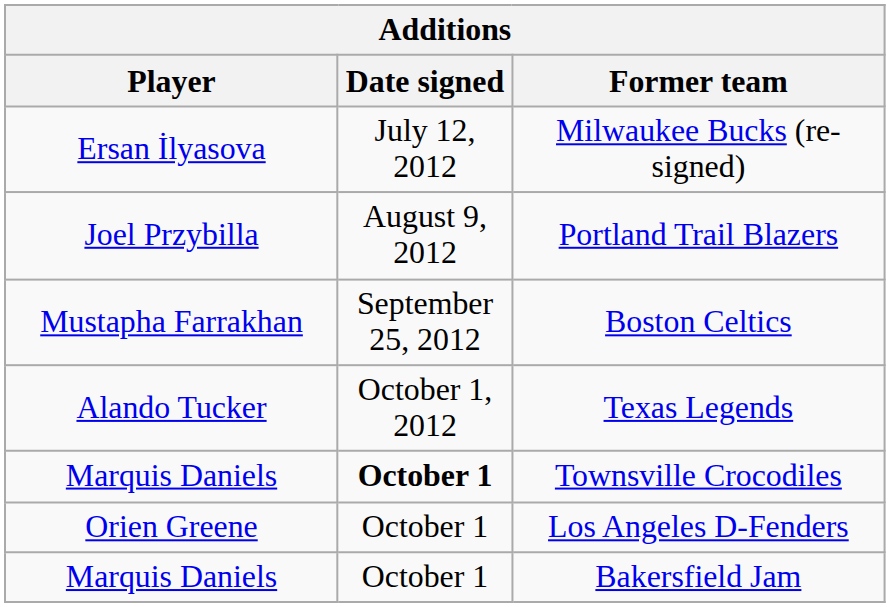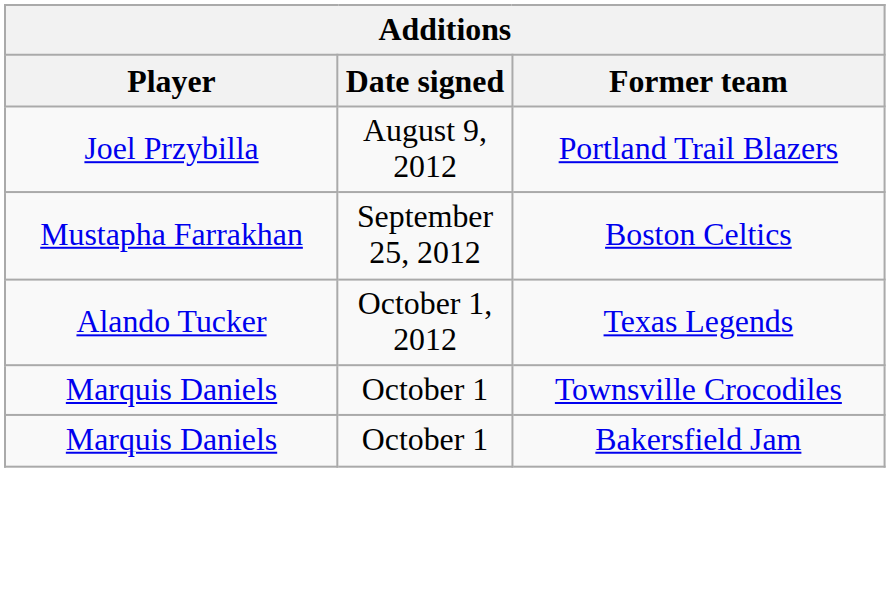- row: (698, 148)
(425, 476) bold -> (425, 389) normal
- row: (698, 526)
